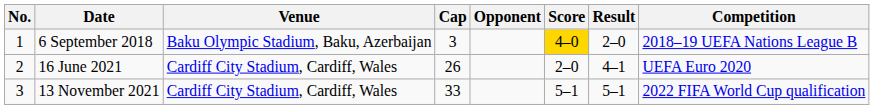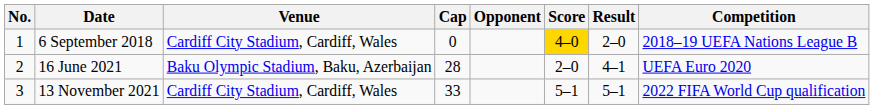(299, 41) Baku Olympic Stadium, Baku, Azerbaijan -> (282, 41) Cardiff City Stadium, Cardiff, Wales
(453, 41) 3 -> (453, 41) 0
(282, 66) Cardiff City Stadium, Cardiff, Wales -> (299, 66) Baku Olympic Stadium, Baku, Azerbaijan
(453, 66) 26 -> (453, 66) 28
